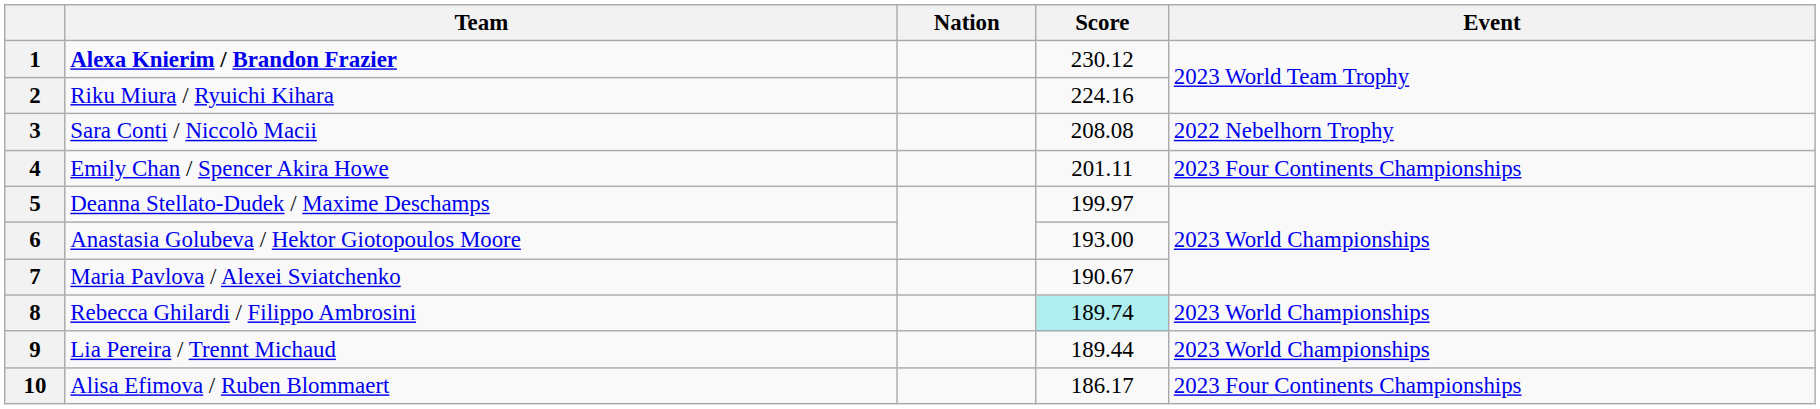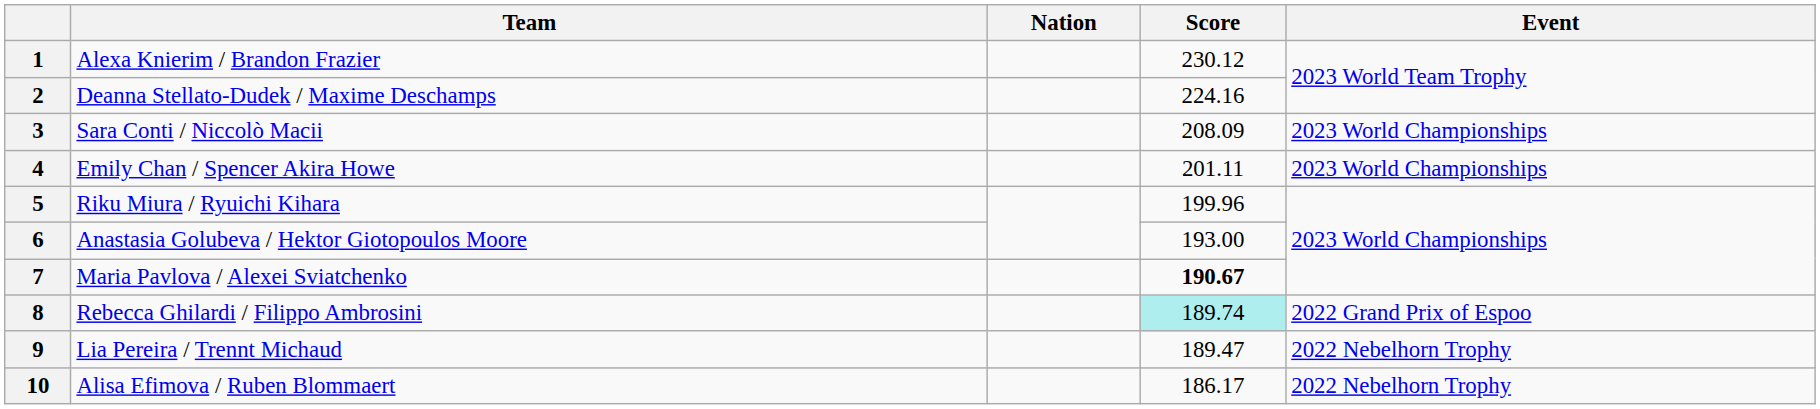(234, 58) bold -> (228, 58) normal
(202, 95) Riku Miura / Ryuichi Kihara -> (286, 95) Deanna Stellato-Dudek / Maxime Deschamps
(1102, 131) 208.08 -> (1213, 131) 208.09
(1284, 131) 2022 Nebelhorn Trophy -> (1419, 131) 2023 World Championships
(1348, 167) 2023 Four Continents Championships -> (1419, 167) 2023 World Championships
(280, 204) Deanna Stellato-Dudek / Maxime Deschamps -> (208, 204) Riku Miura / Ryuichi Kihara
(1102, 204) 199.97 -> (1213, 204) 199.96
(1102, 276) normal -> (1213, 276) bold
(1302, 312) 2023 World Championships -> (1411, 312) 2022 Grand Prix of Espoo
(1102, 349) 189.44 -> (1213, 349) 189.47
(1302, 349) 2023 World Championships -> (1401, 349) 2022 Nebelhorn Trophy
(1348, 385) 2023 Four Continents Championships -> (1401, 385) 2022 Nebelhorn Trophy
